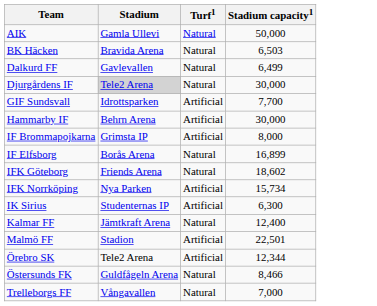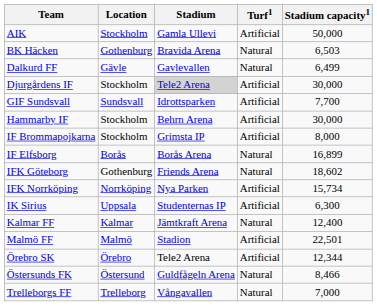+ column: (126, 14)
(199, 33) Natural -> (260, 33) Artificial
(199, 85) Natural -> (260, 85) Artificial
